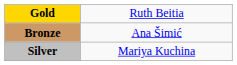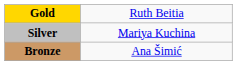rows swapped: (42, 51) <-> (42, 32)
